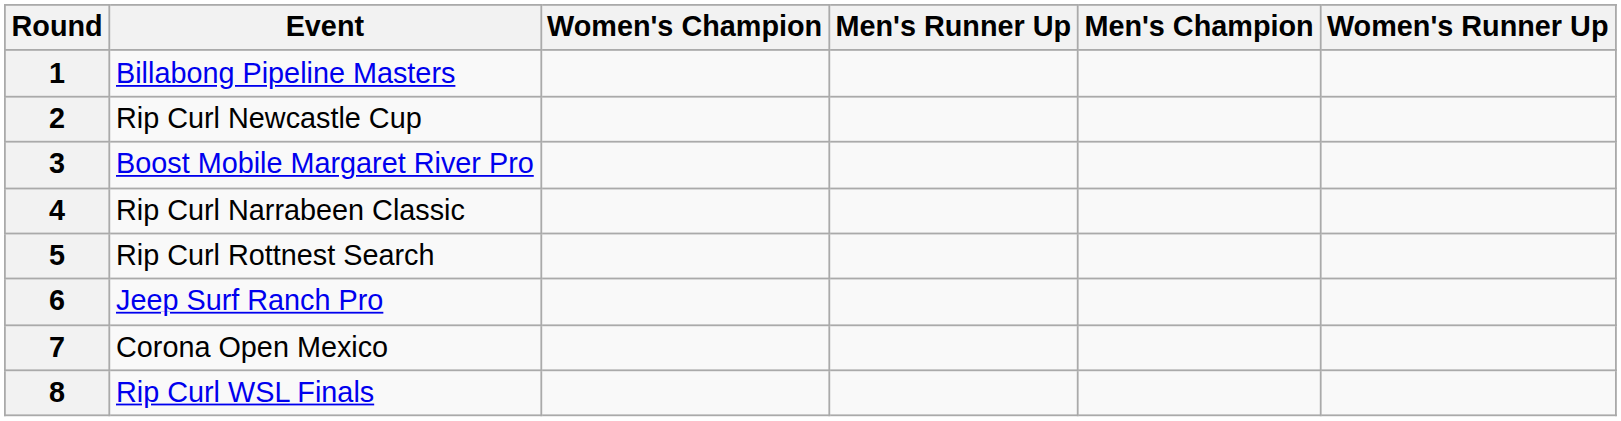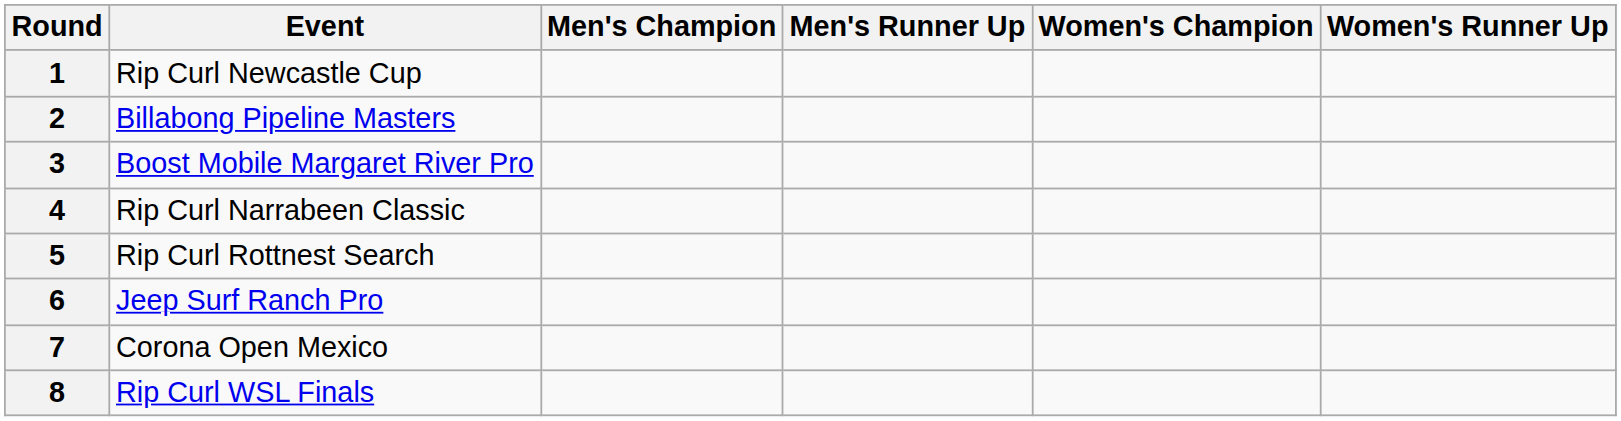columns swapped: (1199, 27) <-> (685, 27)
(286, 73) Billabong Pipeline Masters -> (269, 73) Rip Curl Newcastle Cup
(269, 118) Rip Curl Newcastle Cup -> (286, 118) Billabong Pipeline Masters
